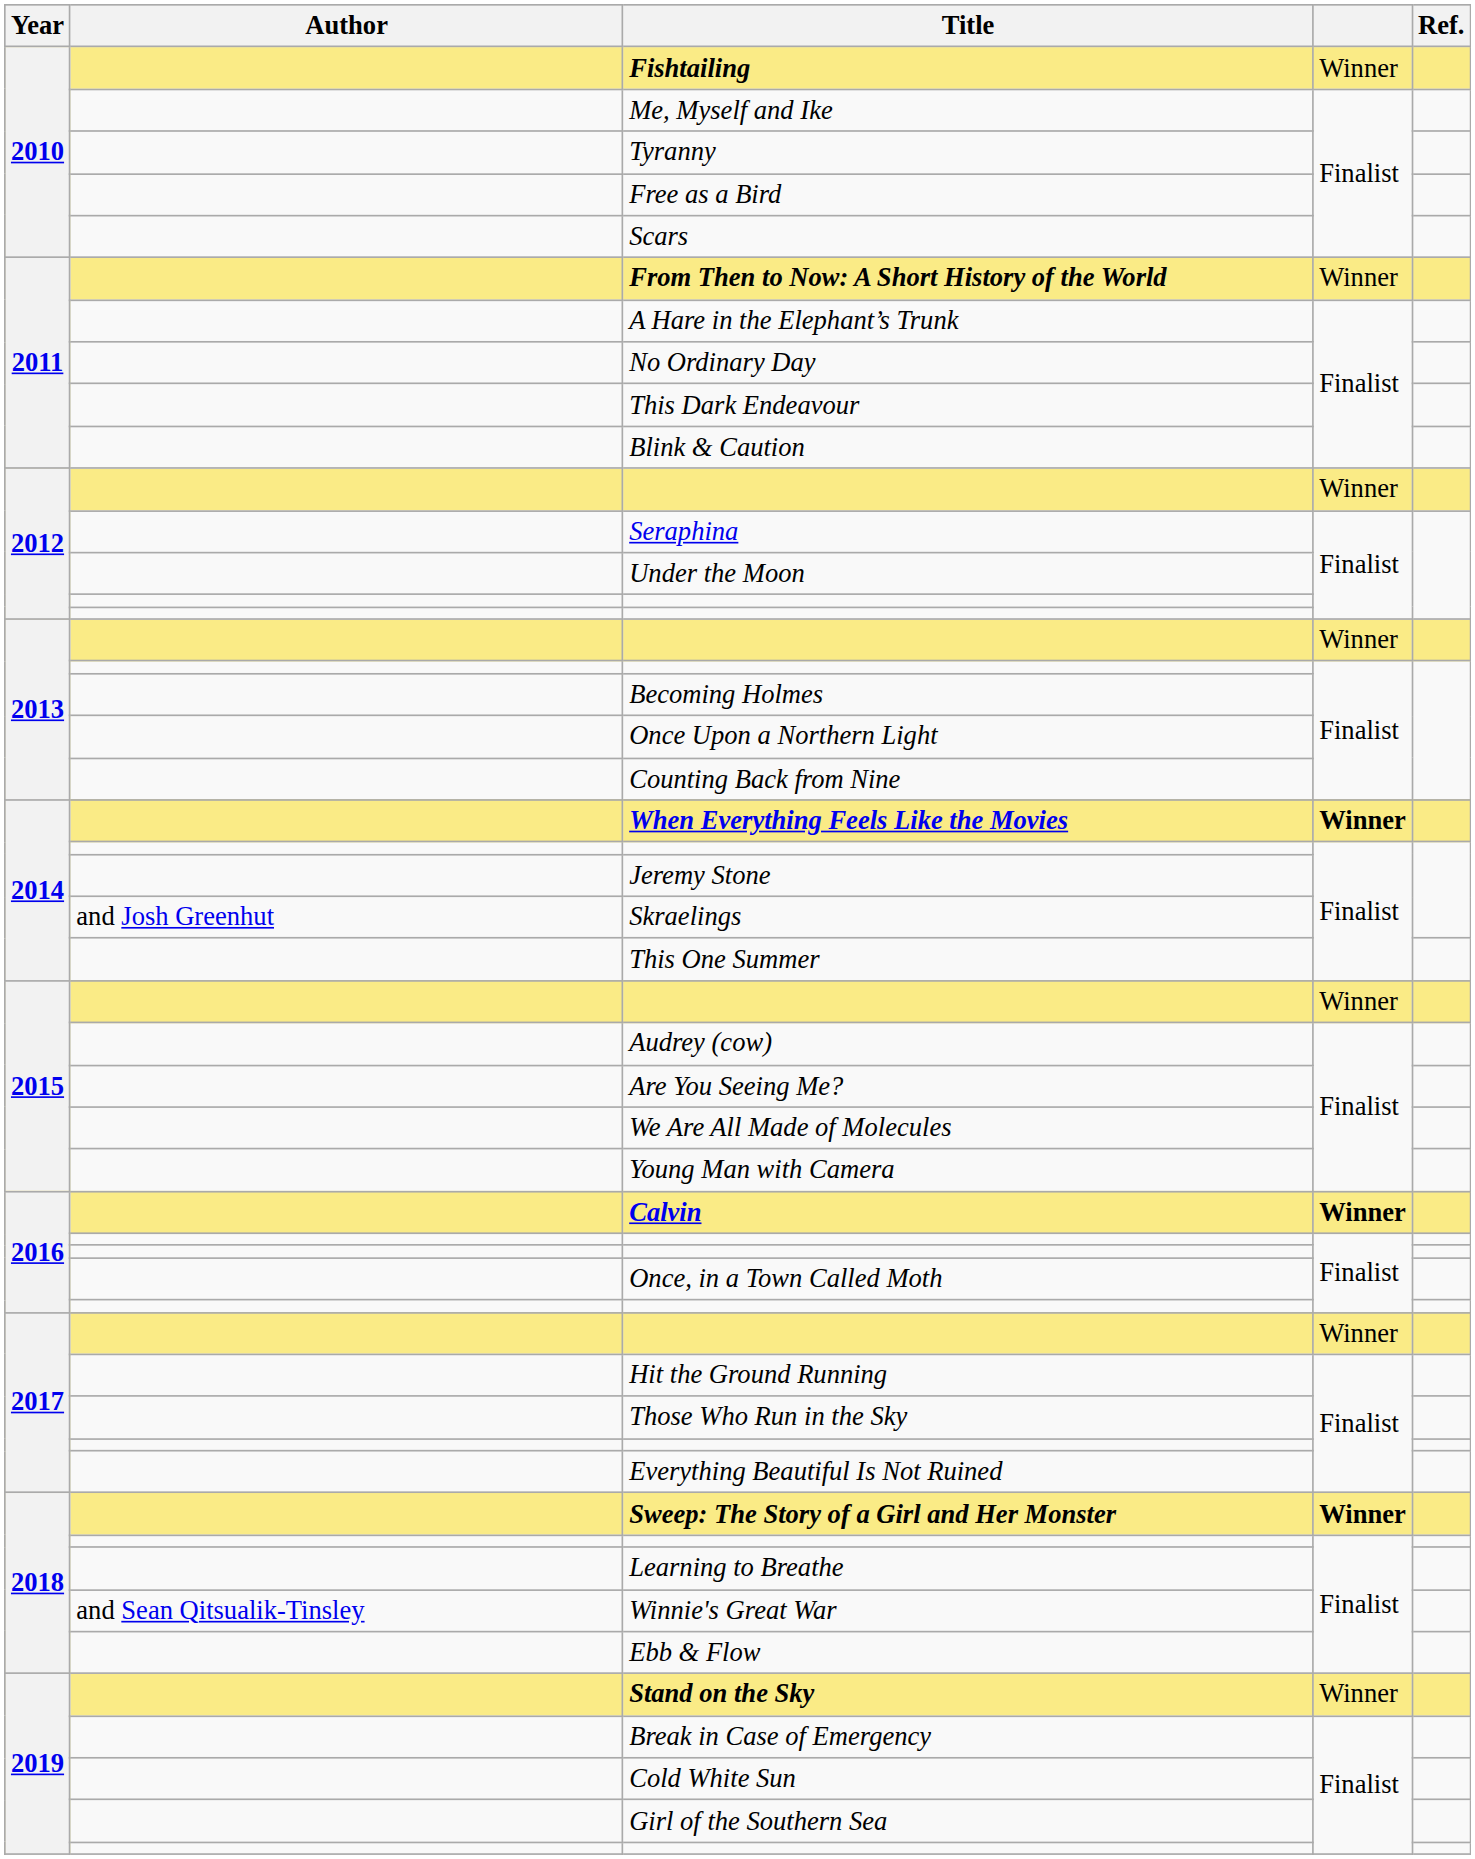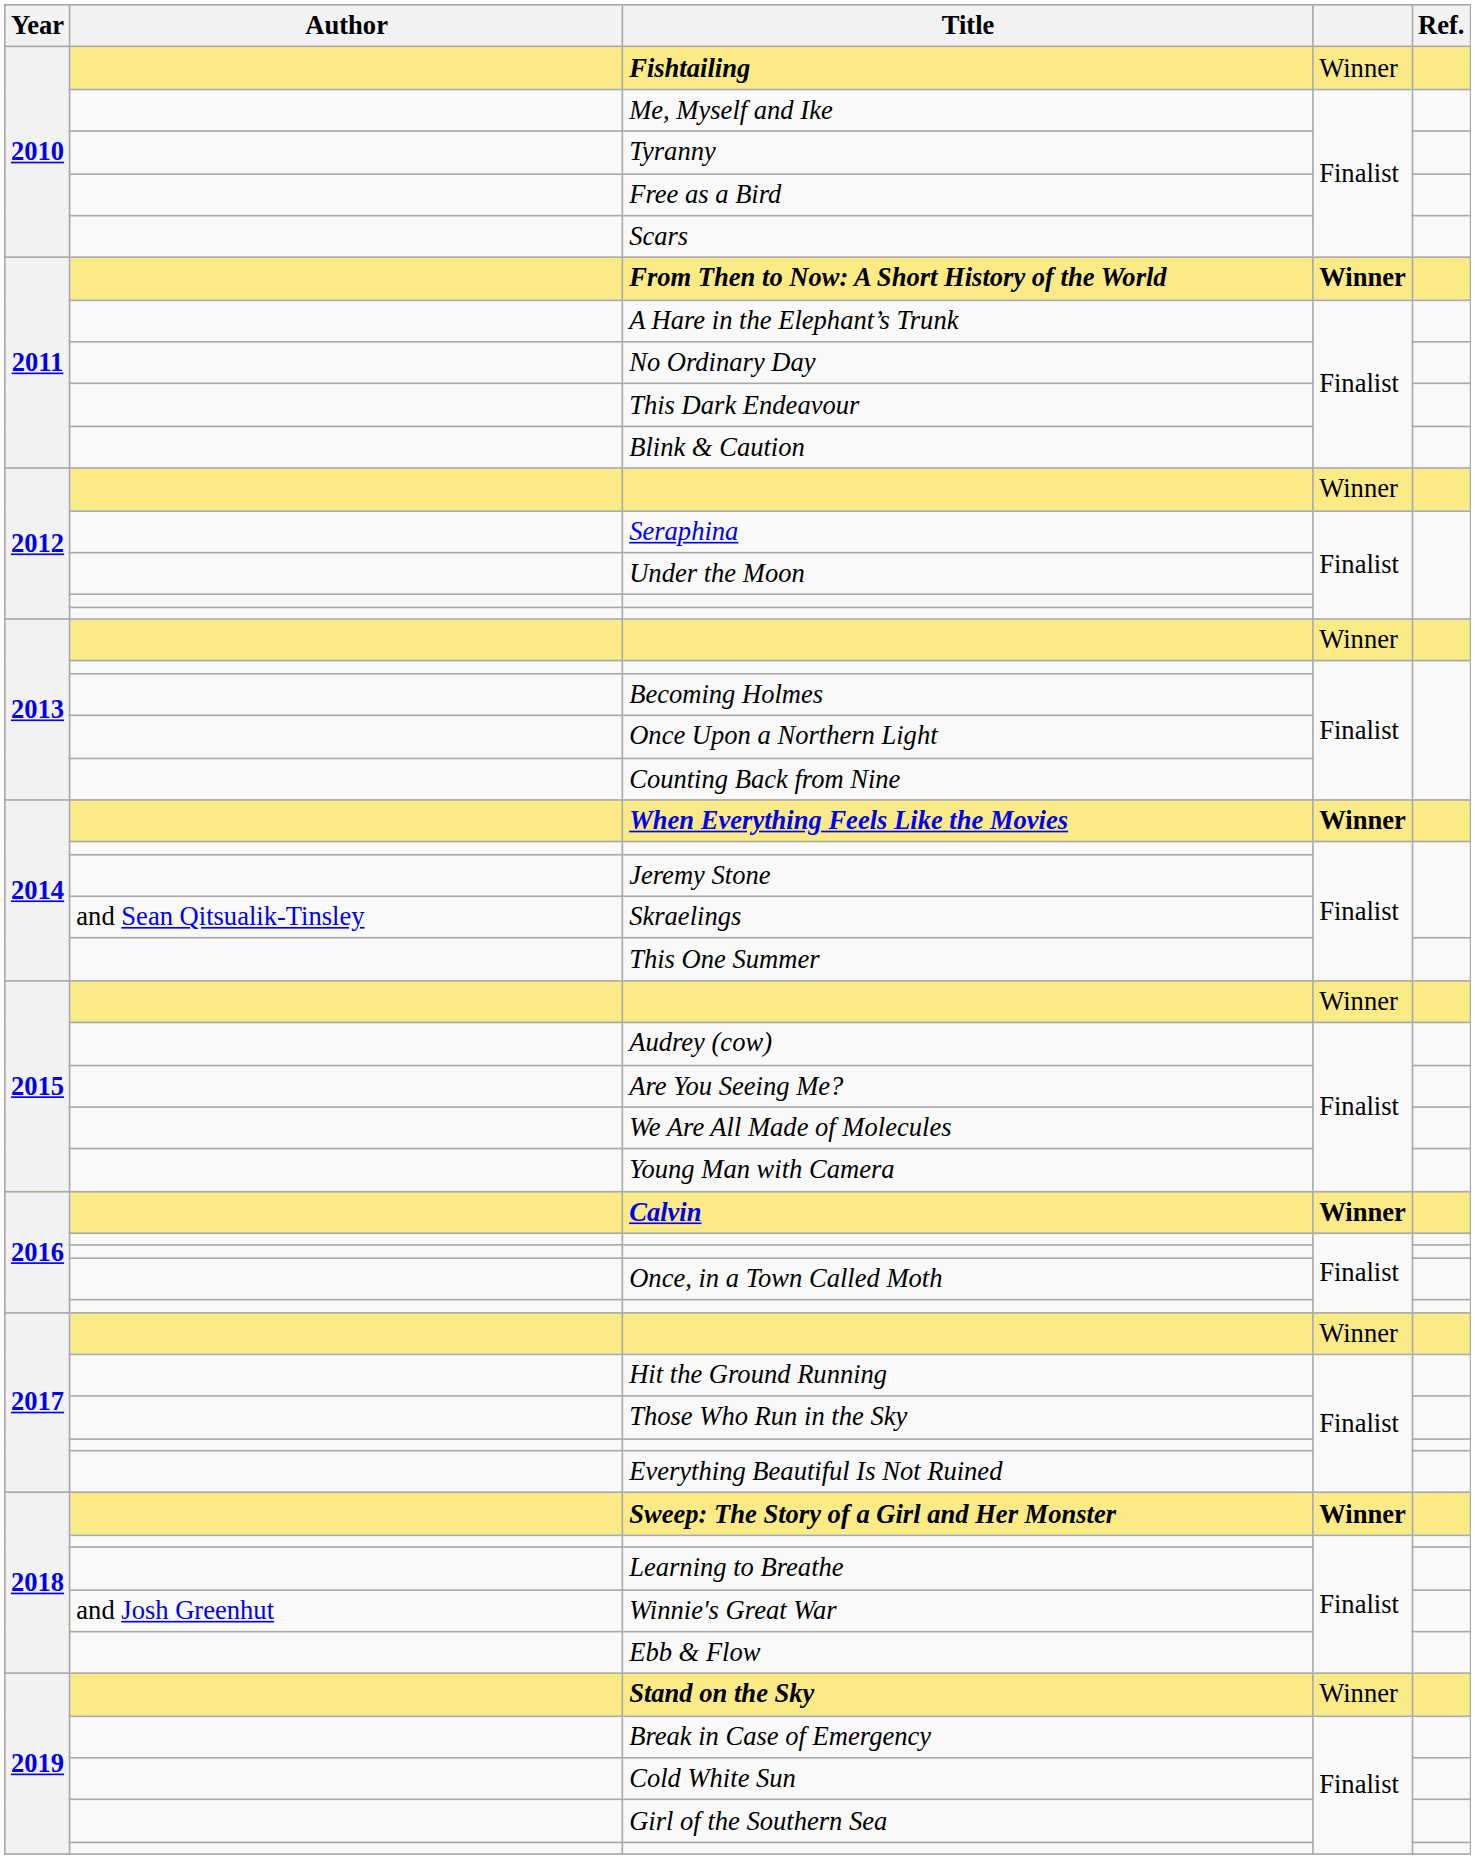(1359, 278) normal -> (1363, 278) bold
(175, 916) and Josh Greenhut -> (220, 916) and Sean Qitsualik-Tinsley
(220, 1610) and Sean Qitsualik-Tinsley -> (175, 1610) and Josh Greenhut
